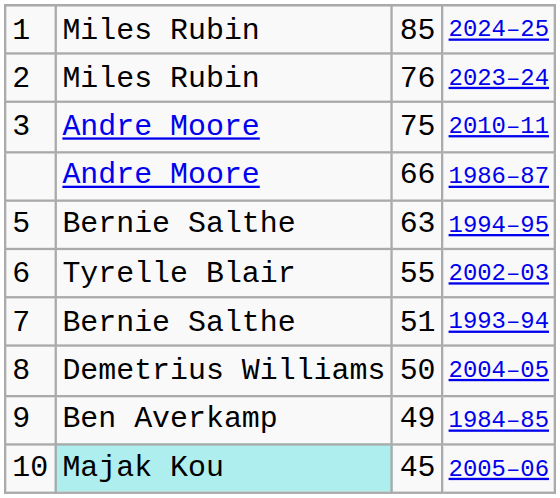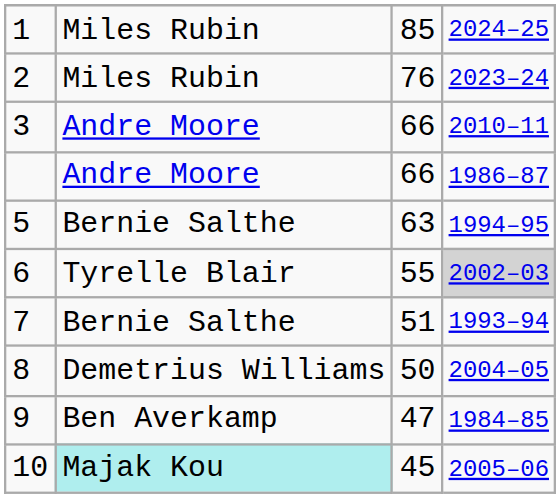(418, 127) 75 -> (418, 127) 66
(499, 273) no background -> (499, 273) lightgrey background
(418, 419) 49 -> (418, 419) 47
